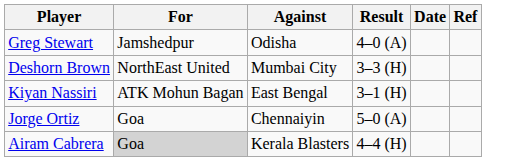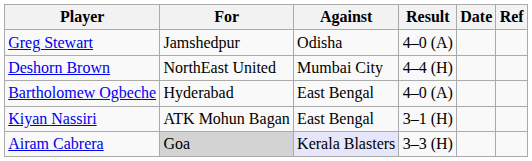(382, 67) 3–3 (H) -> (428, 67) 4–4 (H)
+ row: (82, 93)
- row: (44, 118)
(300, 144) no background -> (346, 144) lavender background
(382, 144) 4–4 (H) -> (428, 144) 3–3 (H)
